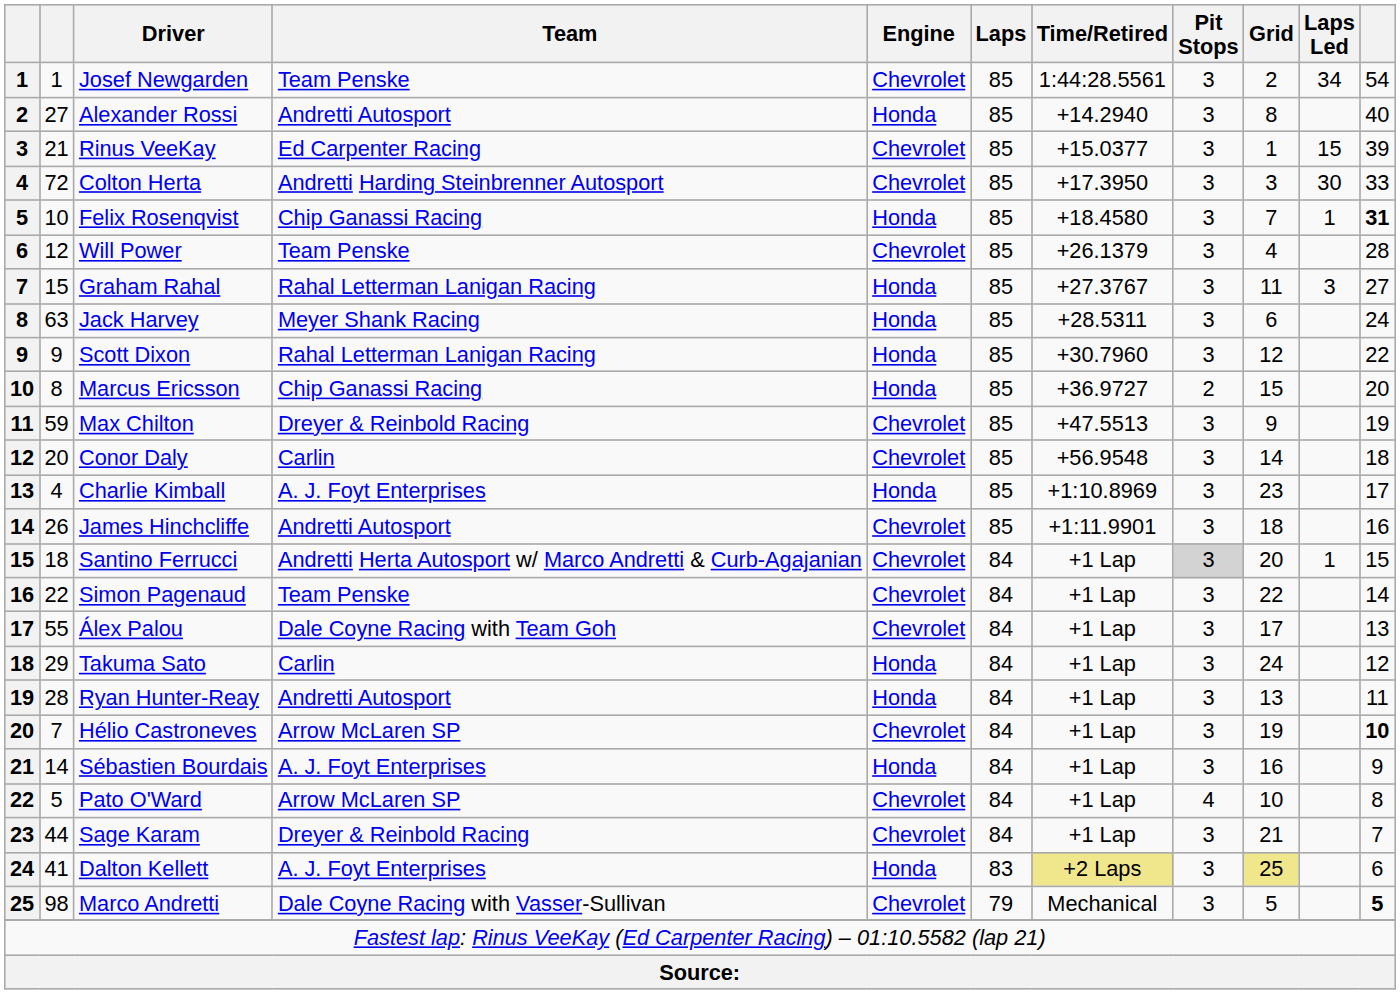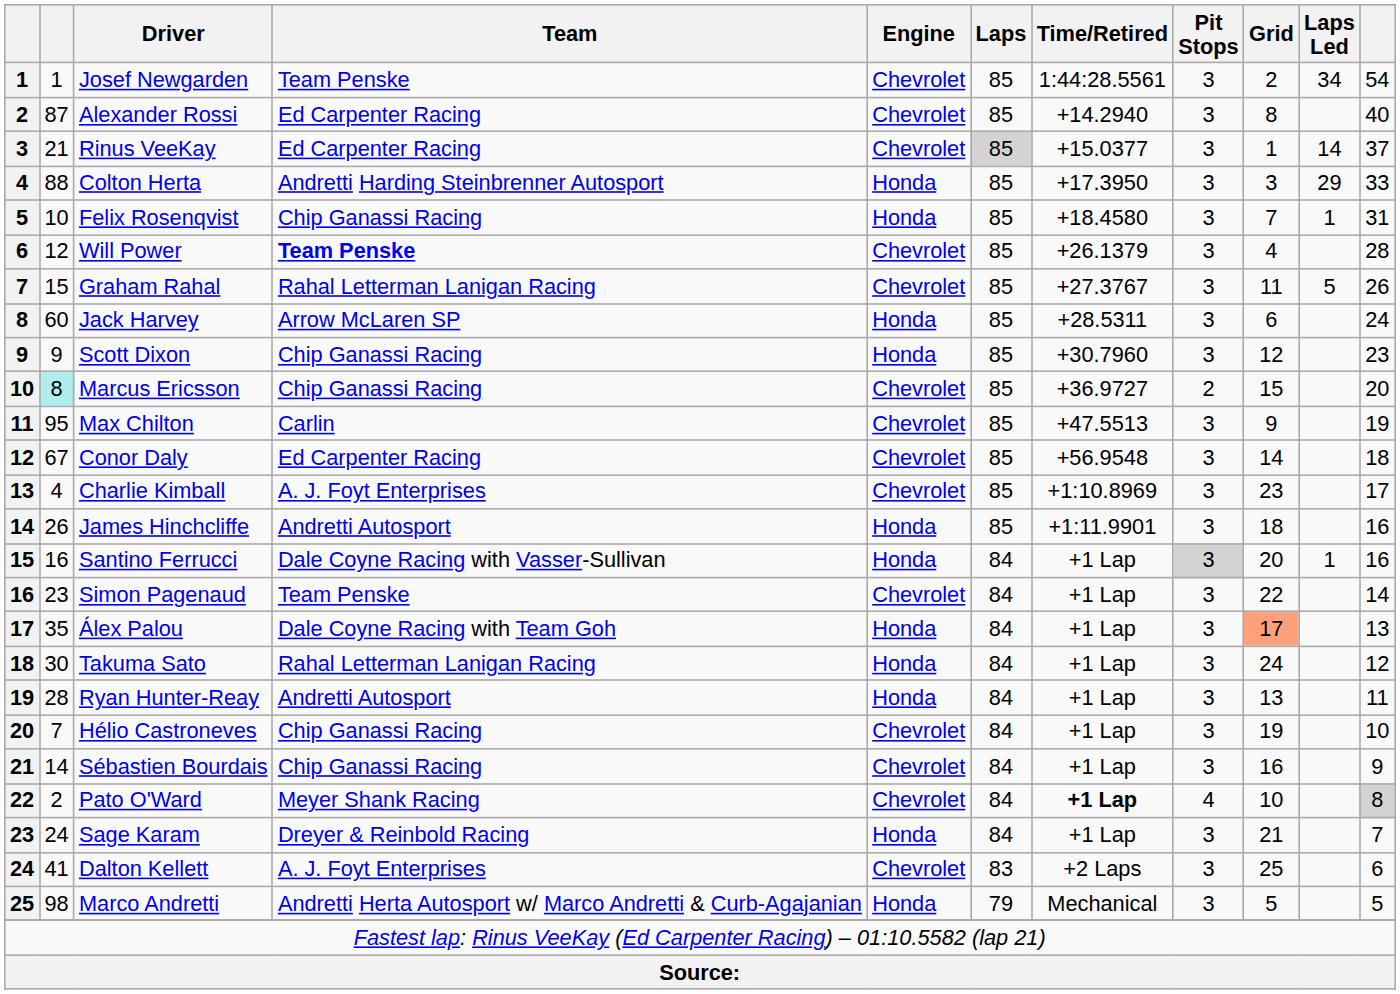(57, 114) 27 -> (57, 114) 87
(364, 114) Andretti Autosport -> (379, 114) Ed Carpenter Racing
(904, 114) Honda -> (919, 114) Chevrolet
(1001, 148) no background -> (1001, 148) lightgrey background
(1329, 148) 15 -> (1329, 148) 14
(1377, 148) 39 -> (1377, 148) 37
(57, 183) 72 -> (57, 183) 88
(919, 183) Chevrolet -> (904, 183) Honda
(1329, 183) 30 -> (1329, 183) 29
(1377, 217) bold -> (1377, 217) normal
(344, 251) normal -> (347, 251) bold
(904, 286) Honda -> (919, 286) Chevrolet
(1329, 286) 3 -> (1329, 286) 5
(1377, 286) 27 -> (1377, 286) 26
(57, 320) 63 -> (57, 320) 60
(379, 320) Meyer Shank Racing -> (369, 320) Arrow McLaren SP
(437, 354) Rahal Letterman Lanigan Racing -> (380, 354) Chip Ganassi Racing
(1377, 354) 22 -> (1377, 354) 23
(57, 389) no background -> (57, 389) paleturquoise background
(904, 389) Honda -> (919, 389) Chevrolet
(57, 423) 59 -> (57, 423) 95
(404, 423) Dreyer & Reinbold Racing -> (306, 423) Carlin
(57, 457) 20 -> (57, 457) 67
(306, 457) Carlin -> (379, 457) Ed Carpenter Racing
(904, 491) Honda -> (919, 491) Chevrolet
(919, 526) Chevrolet -> (904, 526) Honda
(57, 560) 18 -> (57, 560) 16
(570, 560) Andretti Herta Autosport w/ Marco Andretti & Curb-Agajanian -> (472, 560) Dale Coyne Racing with Vasser-Sullivan
(919, 560) Chevrolet -> (904, 560) Honda
(1377, 560) 15 -> (1377, 560) 16
(57, 594) 22 -> (57, 594) 23
(57, 629) 55 -> (57, 629) 35
(919, 629) Chevrolet -> (904, 629) Honda
(1271, 629) no background -> (1271, 629) lightsalmon background
(57, 663) 29 -> (57, 663) 30
(306, 663) Carlin -> (437, 663) Rahal Letterman Lanigan Racing
(369, 732) Arrow McLaren SP -> (380, 732) Chip Ganassi Racing
(1377, 732) bold -> (1377, 732) normal
(382, 766) A. J. Foyt Enterprises -> (380, 766) Chip Ganassi Racing
(904, 766) Honda -> (919, 766) Chevrolet
(57, 800) 5 -> (57, 800) 2
(369, 800) Arrow McLaren SP -> (379, 800) Meyer Shank Racing
(1102, 800) normal -> (1102, 800) bold
(1377, 800) no background -> (1377, 800) lightgrey background
(57, 834) 44 -> (57, 834) 24
(919, 834) Chevrolet -> (904, 834) Honda
(904, 869) Honda -> (919, 869) Chevrolet
(1102, 869) khaki background -> (1102, 869) no background
(1271, 869) khaki background -> (1271, 869) no background
(472, 903) Dale Coyne Racing with Vasser-Sullivan -> (570, 903) Andretti Herta Autosport w/ Marco Andretti & Curb-Agajanian
(919, 903) Chevrolet -> (904, 903) Honda
(1377, 903) bold -> (1377, 903) normal
